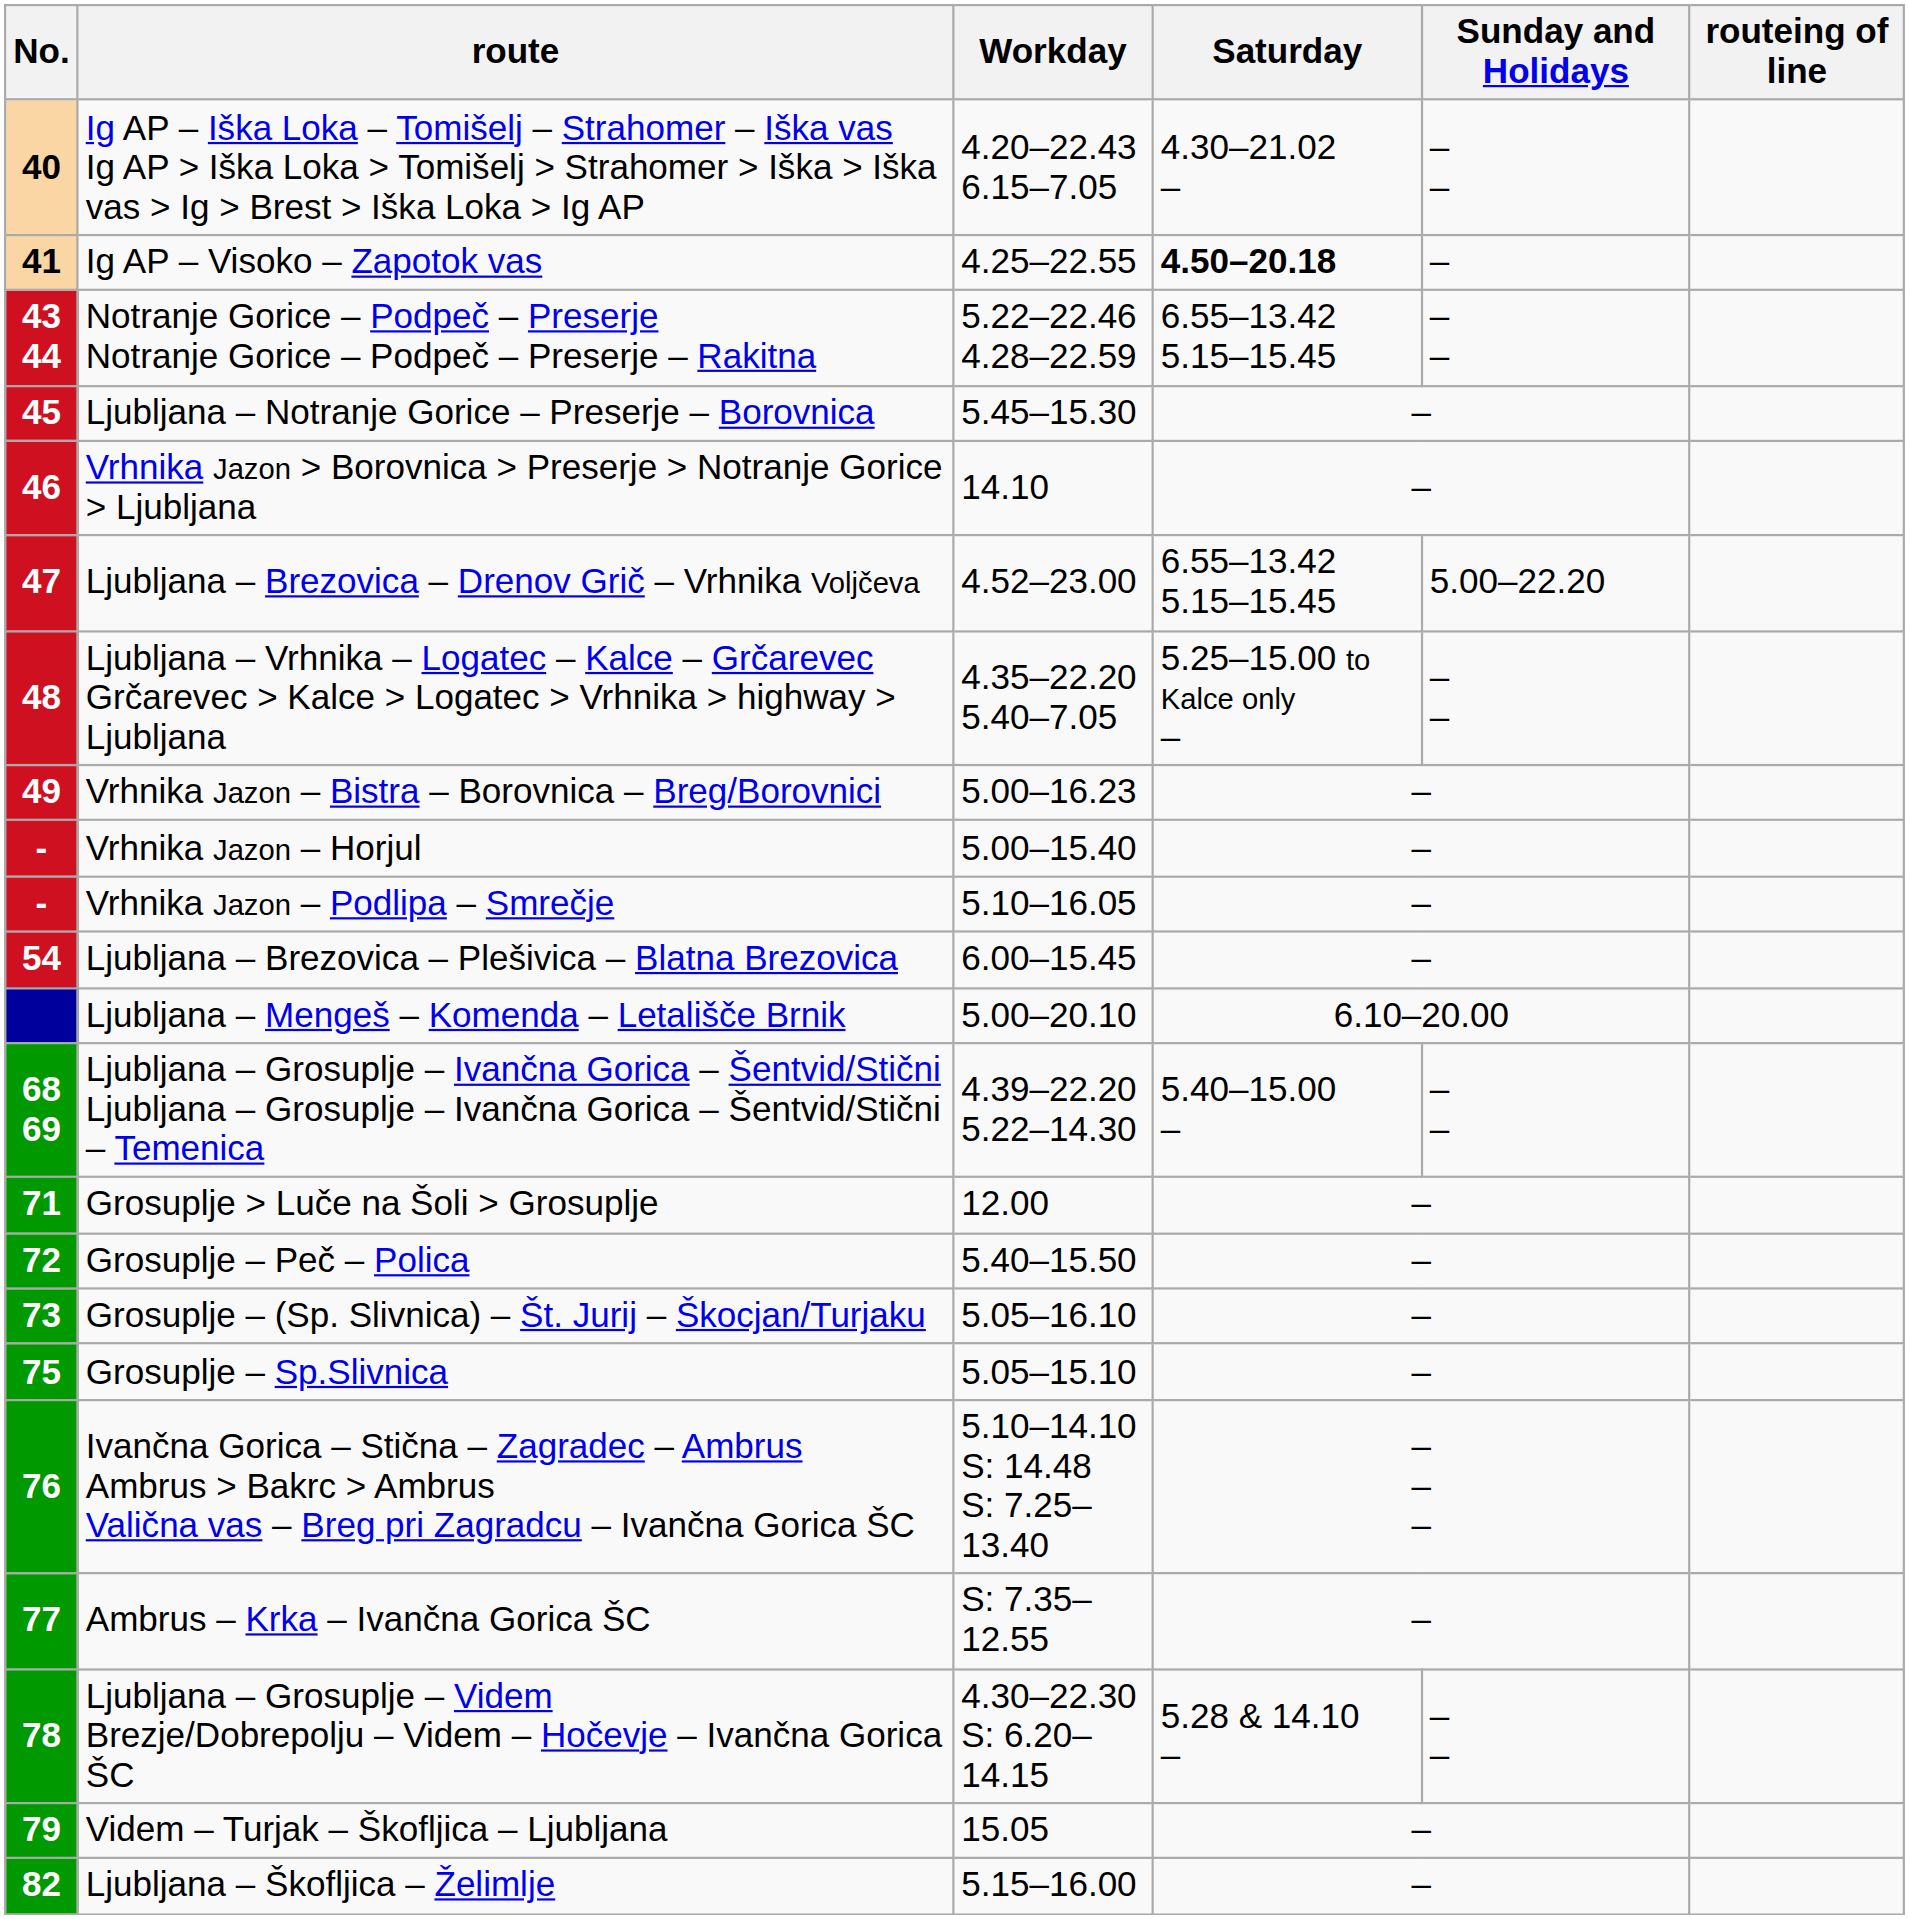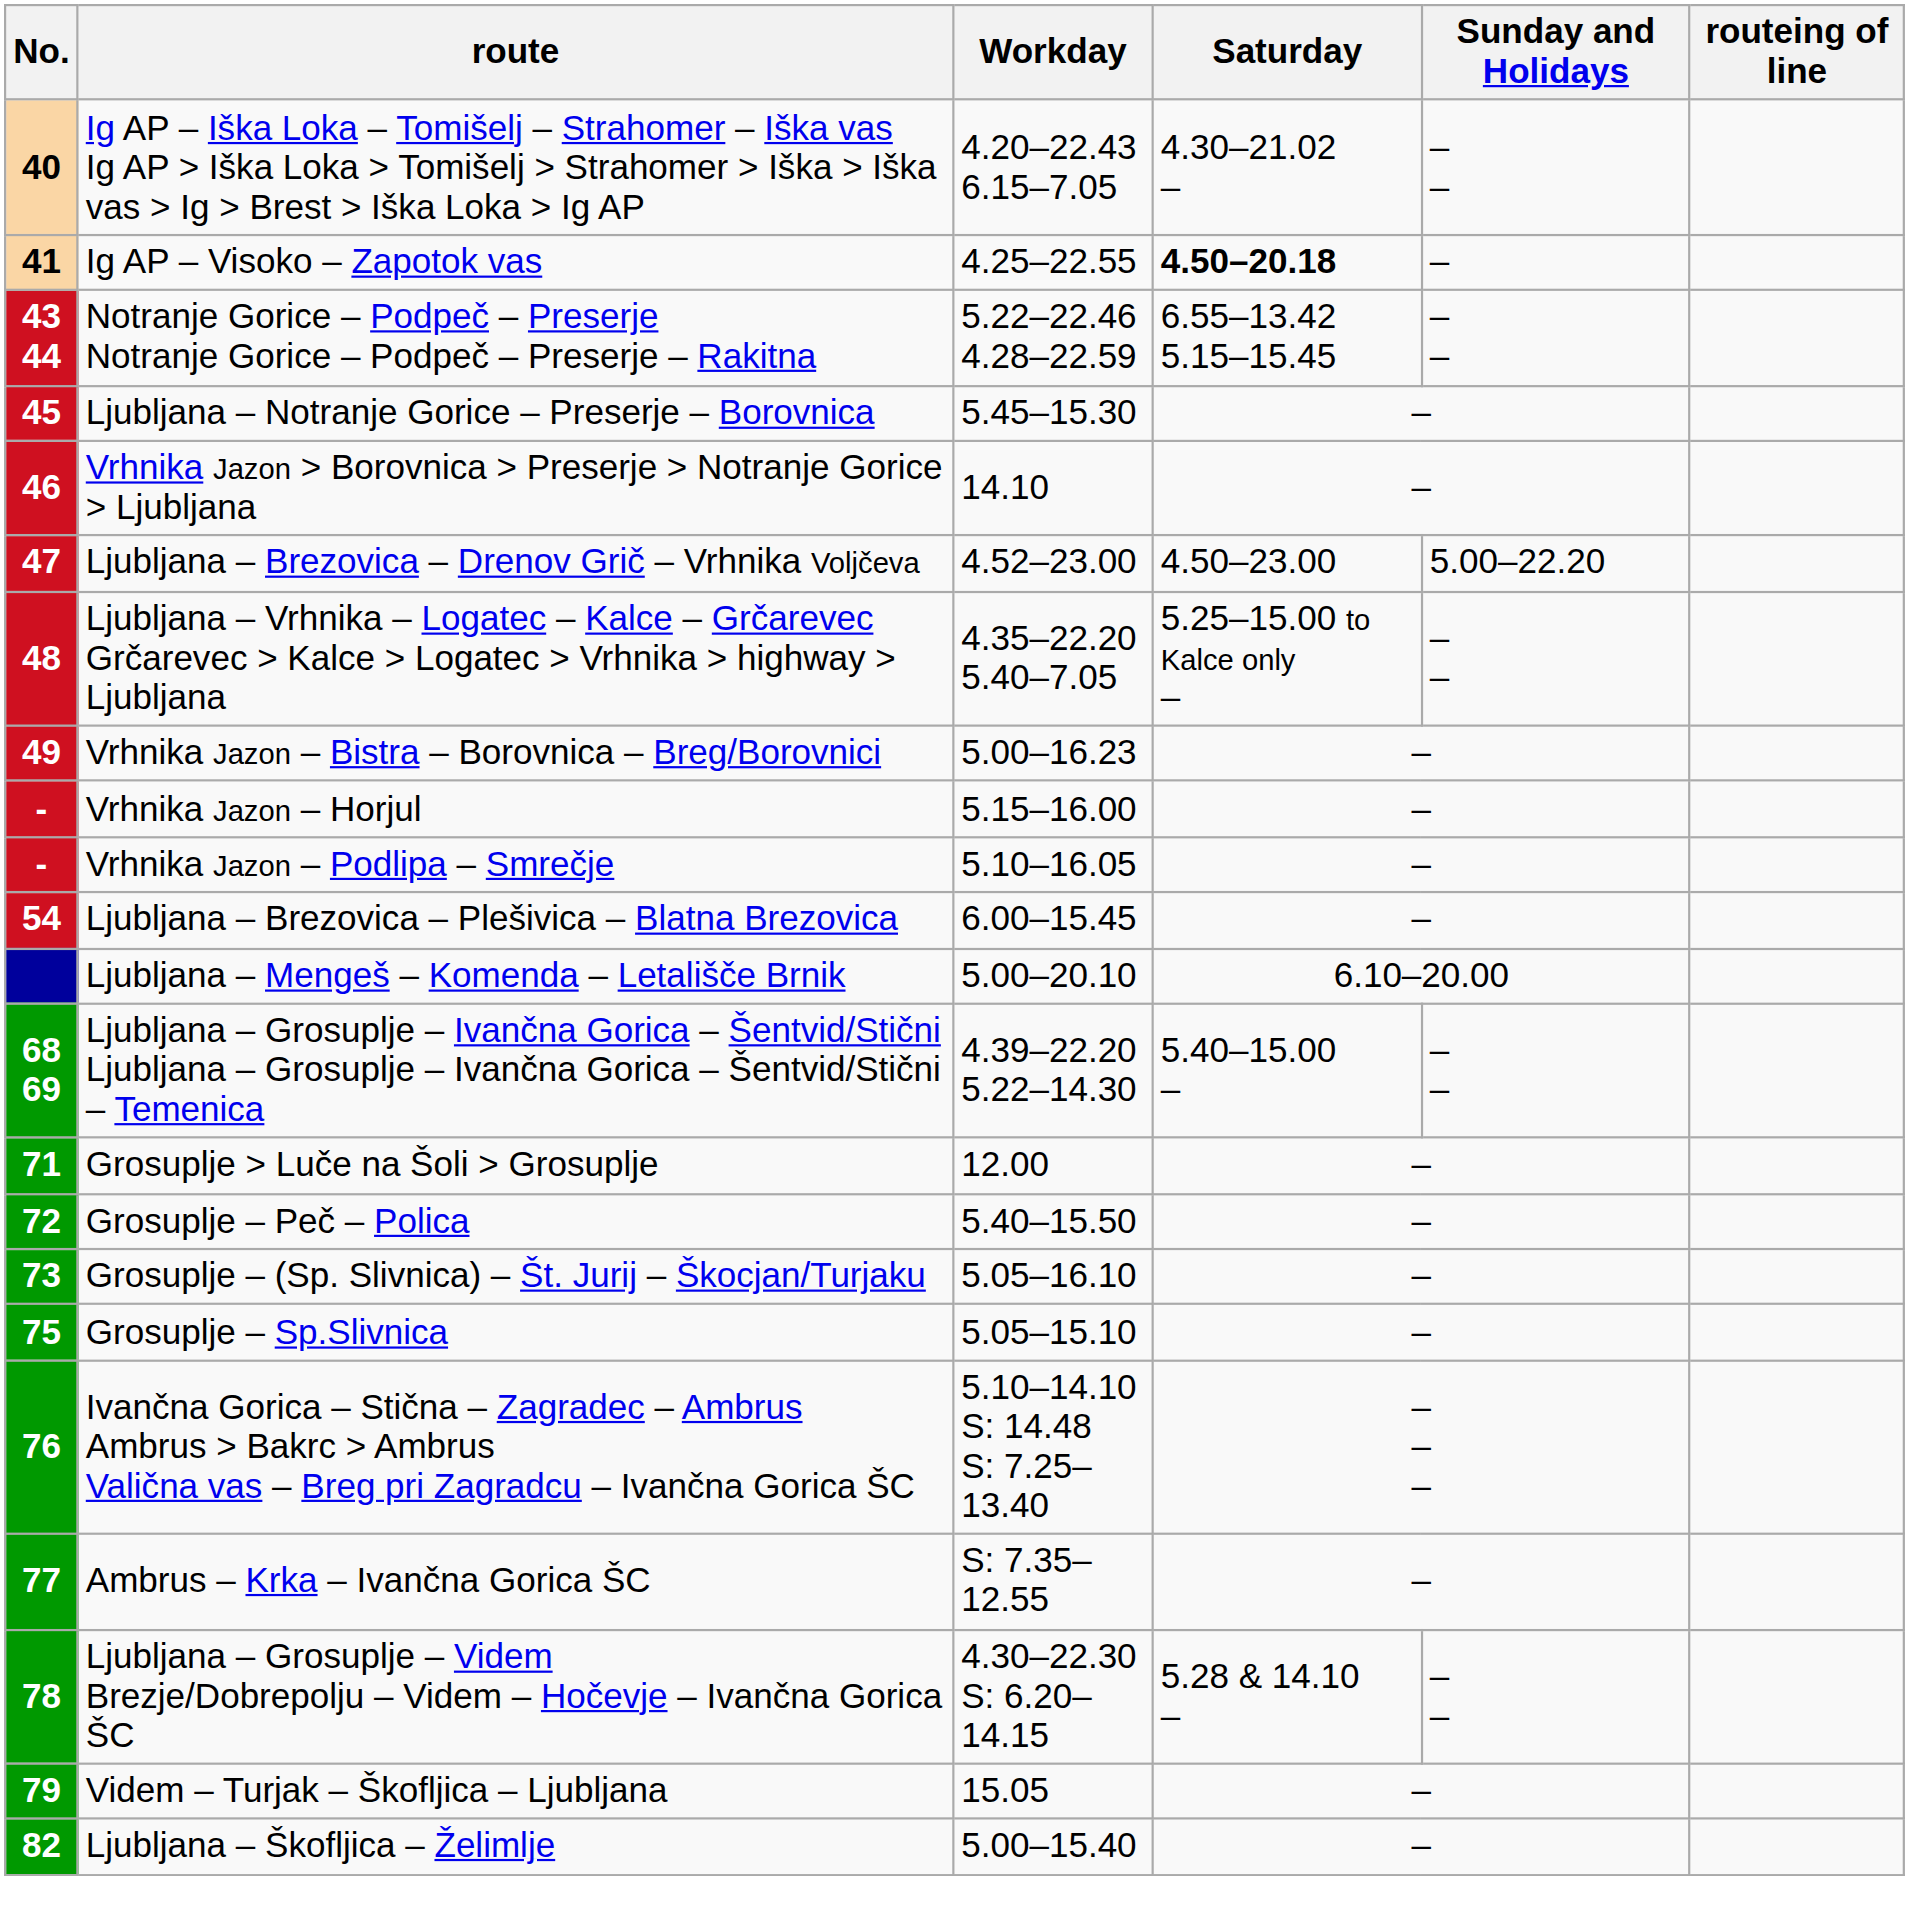(1248, 582) 6.55–13.42 5.15–15.45 -> (1248, 562) 4.50–23.00
(1049, 847) 5.00–15.40 -> (1049, 808) 5.15–16.00
(1049, 1885) 5.15–16.00 -> (1049, 1846) 5.00–15.40
